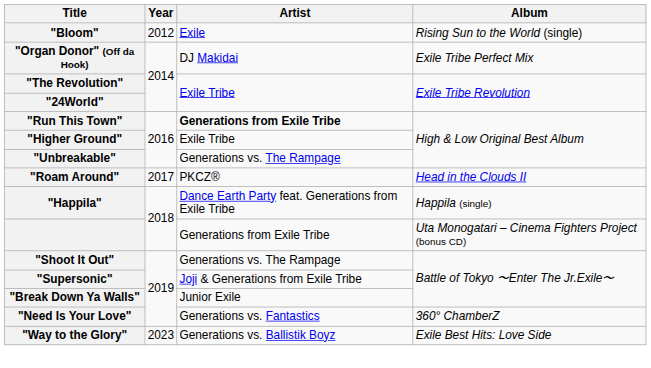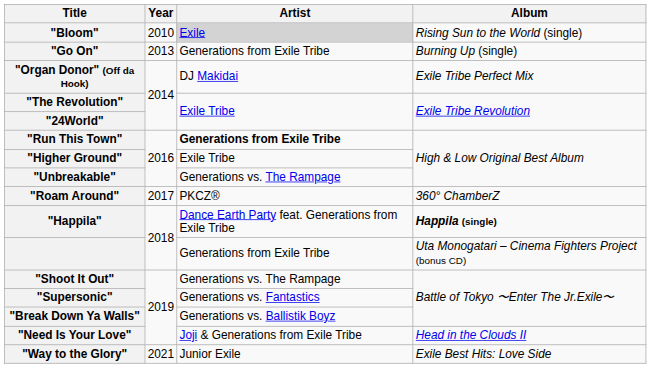(161, 32) 2012 -> (161, 32) 2010
(192, 32) no background -> (192, 32) lightgrey background
+ row: (75, 51)
(471, 177) Head in the Clouds II -> (458, 196) 360° ChamberZ
(454, 202) normal -> (456, 221) bold
(271, 279) Joji & Generations from Exile Tribe -> (250, 297) Generations vs. Fantastics
(210, 297) Junior Exile -> (257, 316) Generations vs. Ballistik Boyz
(250, 316) Generations vs. Fantastics -> (271, 335) Joji & Generations from Exile Tribe
(458, 316) 360° ChamberZ -> (471, 335) Head in the Clouds II
(161, 335) 2023 -> (161, 354) 2021
(257, 335) Generations vs. Ballistik Boyz -> (210, 354) Junior Exile
